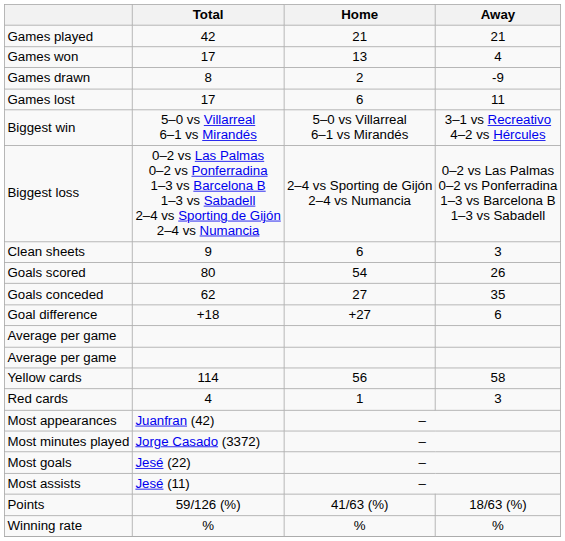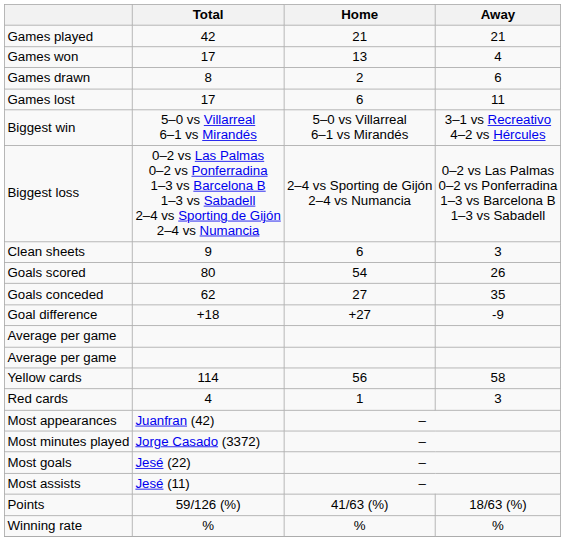(498, 78) -9 -> (498, 78) 6
(498, 315) 6 -> (498, 315) -9
